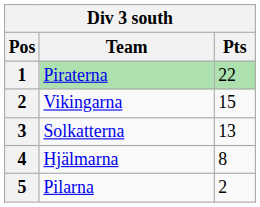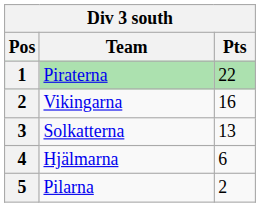(227, 103) 15 -> (227, 103) 16
(223, 159) 8 -> (223, 159) 6
